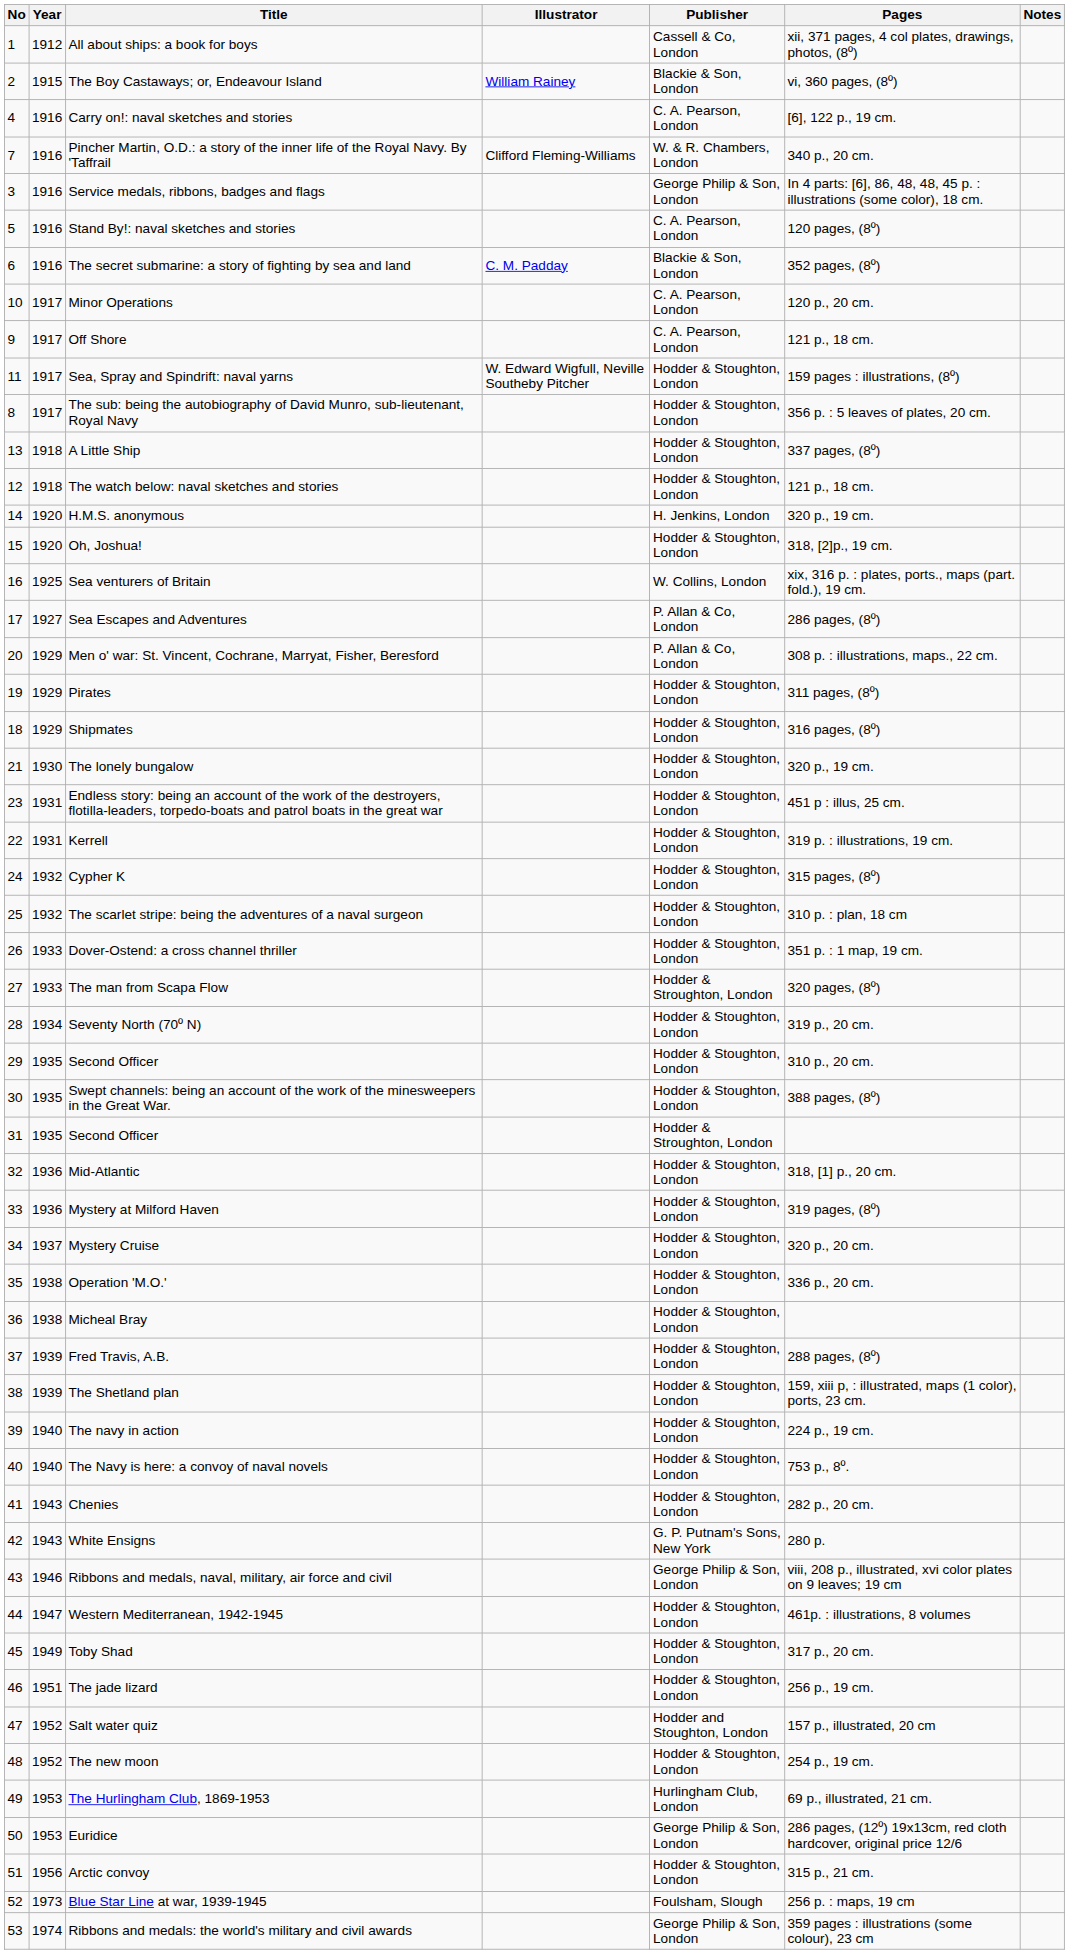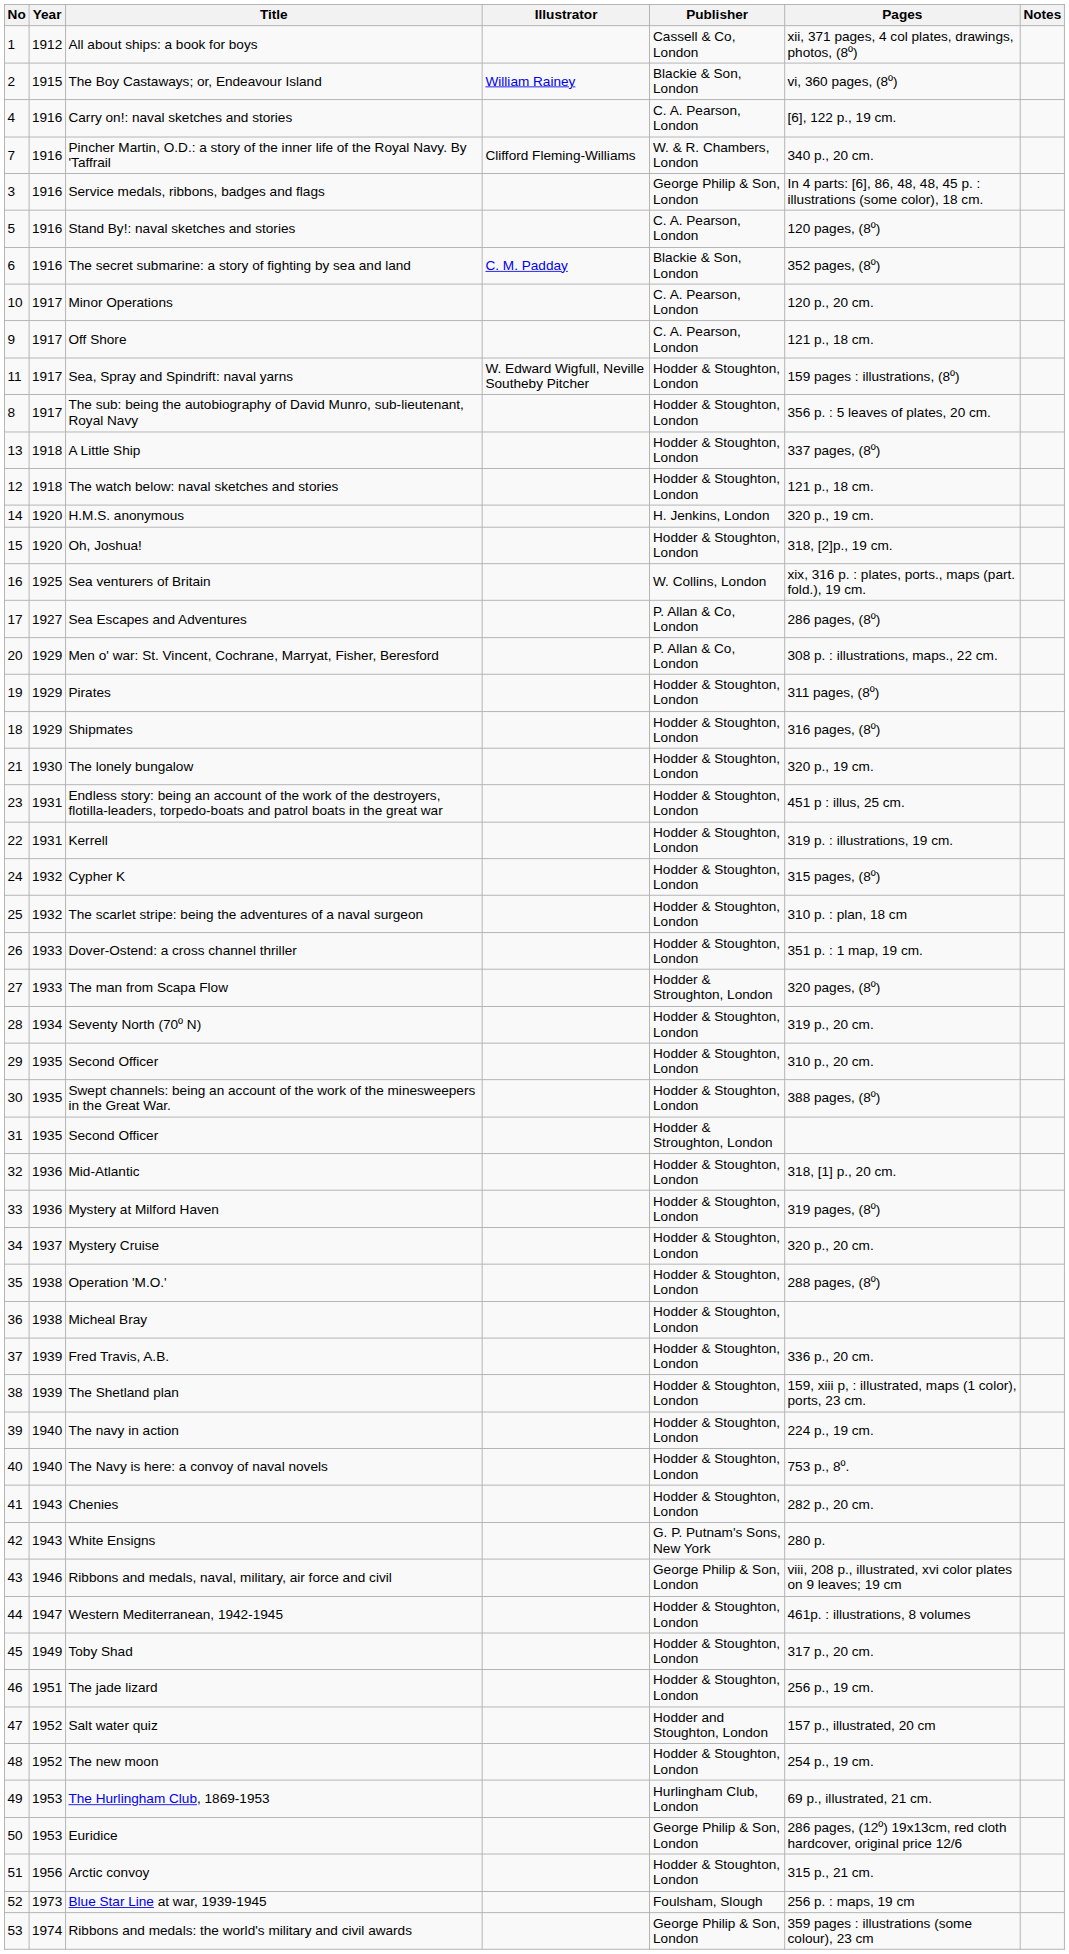(831, 1282) 336 p., 20 cm. -> (834, 1282) 288 pages, (8º)
(834, 1356) 288 pages, (8º) -> (831, 1356) 336 p., 20 cm.
